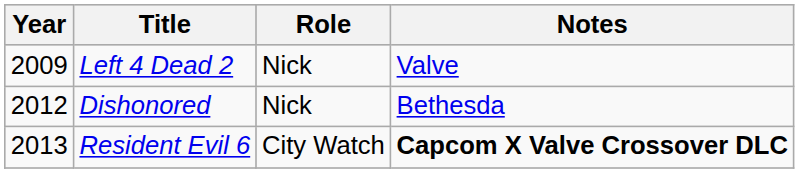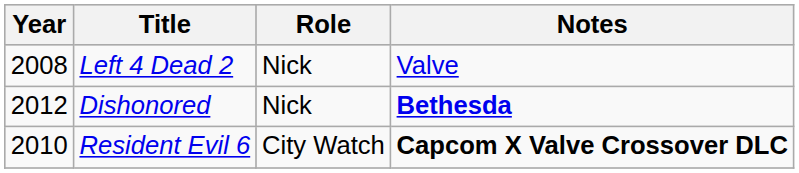(39, 65) 2009 -> (39, 65) 2008
(451, 106) normal -> (454, 106) bold
(39, 146) 2013 -> (39, 146) 2010
